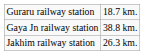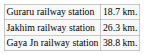rows swapped: (51, 43) <-> (52, 27)
